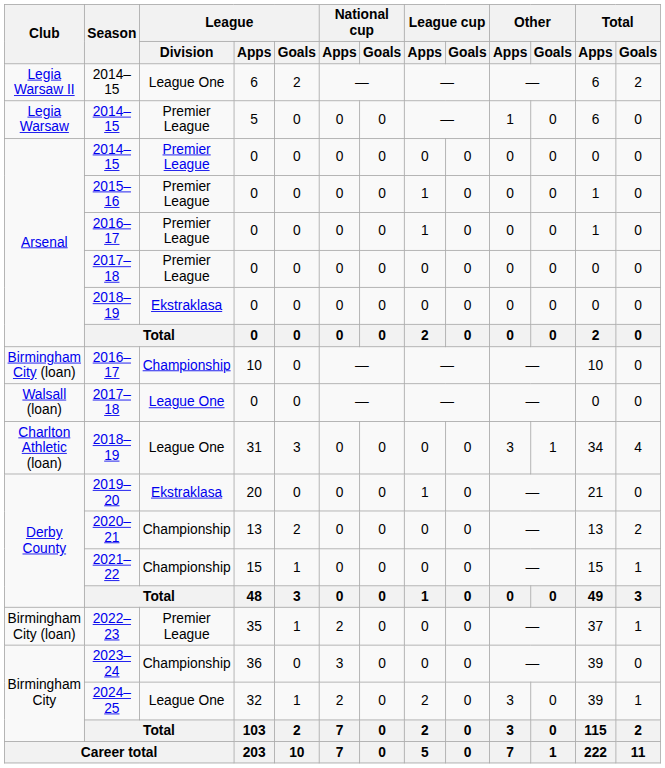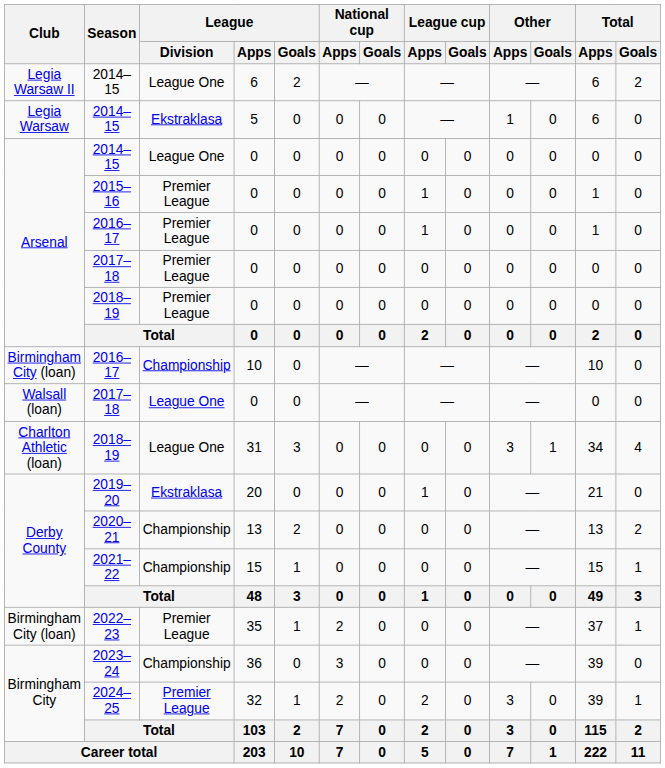(187, 119) Premier League -> (187, 119) Ekstraklasa
(187, 156) Premier League -> (187, 156) League One
(187, 306) Ekstraklasa -> (187, 306) Premier League
(187, 700) League One -> (187, 700) Premier League
